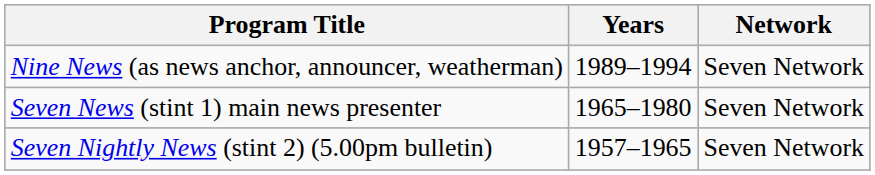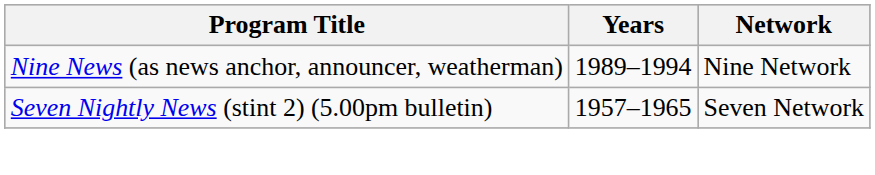(784, 66) Seven Network -> (777, 66) Nine Network
- row: (226, 107)
